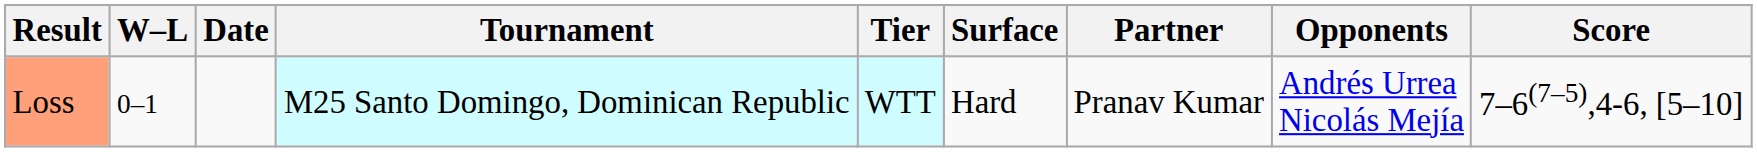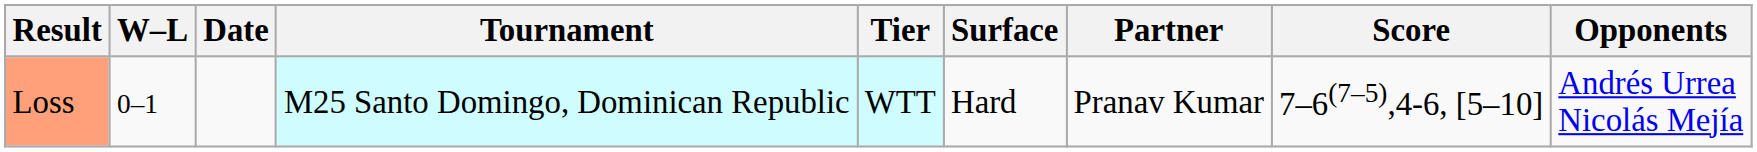columns swapped: (1371, 30) <-> (1611, 30)
